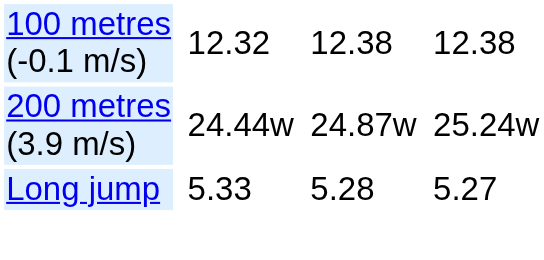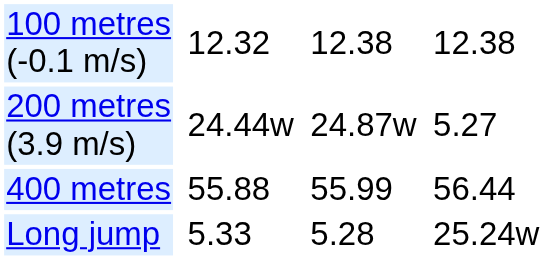(486, 125) 25.24w -> (465, 125) 5.27
+ row: (89, 188)
(465, 188) 5.27 -> (486, 234) 25.24w
